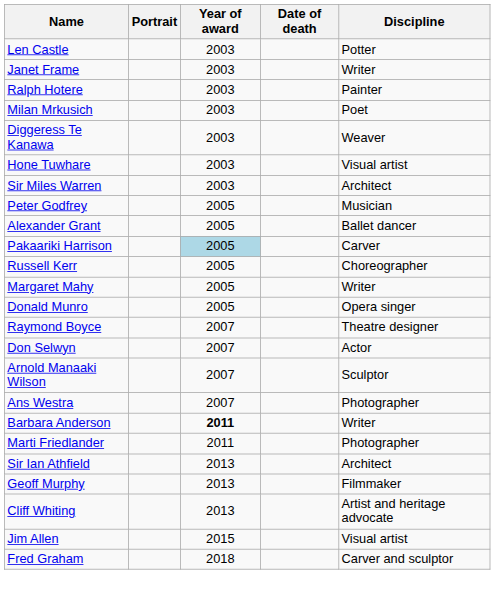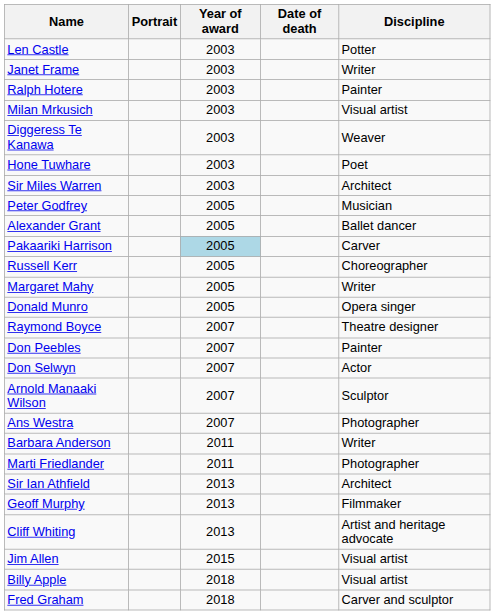(355, 110) Poet -> (374, 110) Visual artist
(374, 165) Visual artist -> (355, 165) Poet
+ row: (44, 347)
(220, 423) bold -> (220, 443) normal
+ row: (37, 579)
